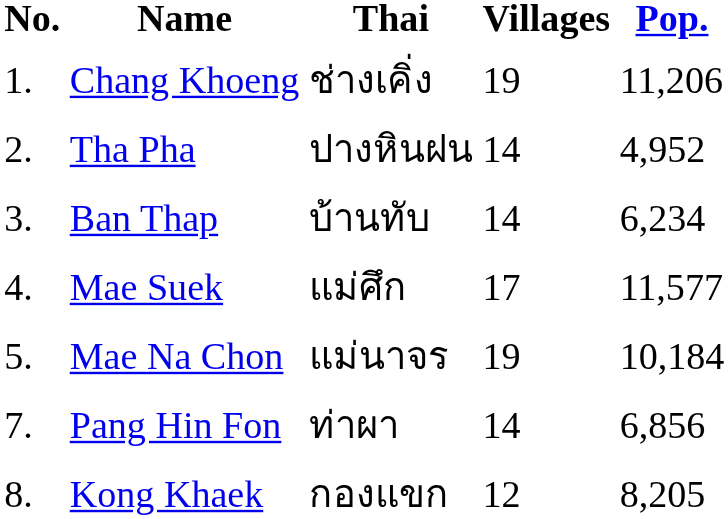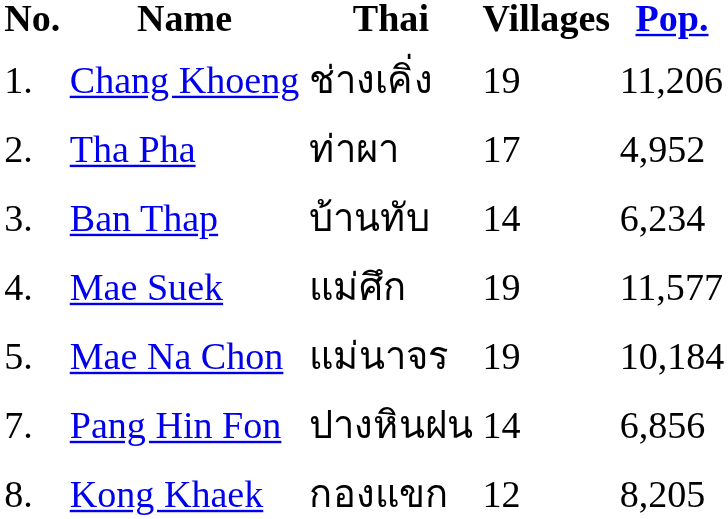(391, 149) ปางหินฝน -> (354, 149) ท่าผา
(502, 148) 14 -> (502, 148) 17
(502, 286) 17 -> (502, 286) 19
(354, 425) ท่าผา -> (391, 425) ปางหินฝน
